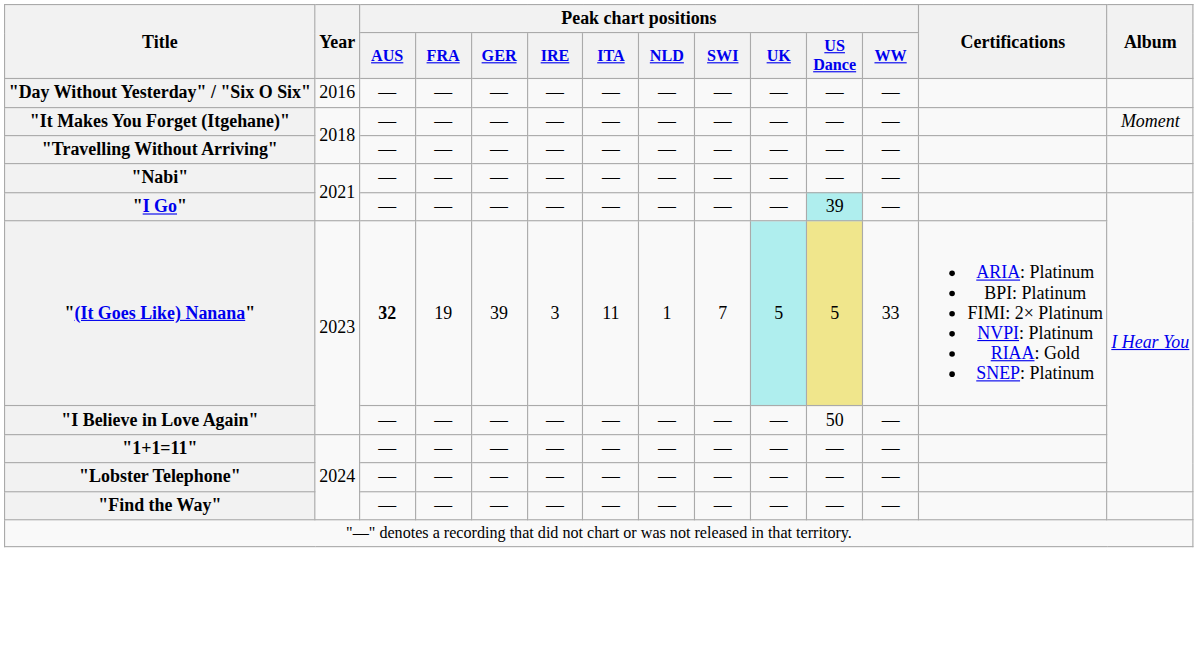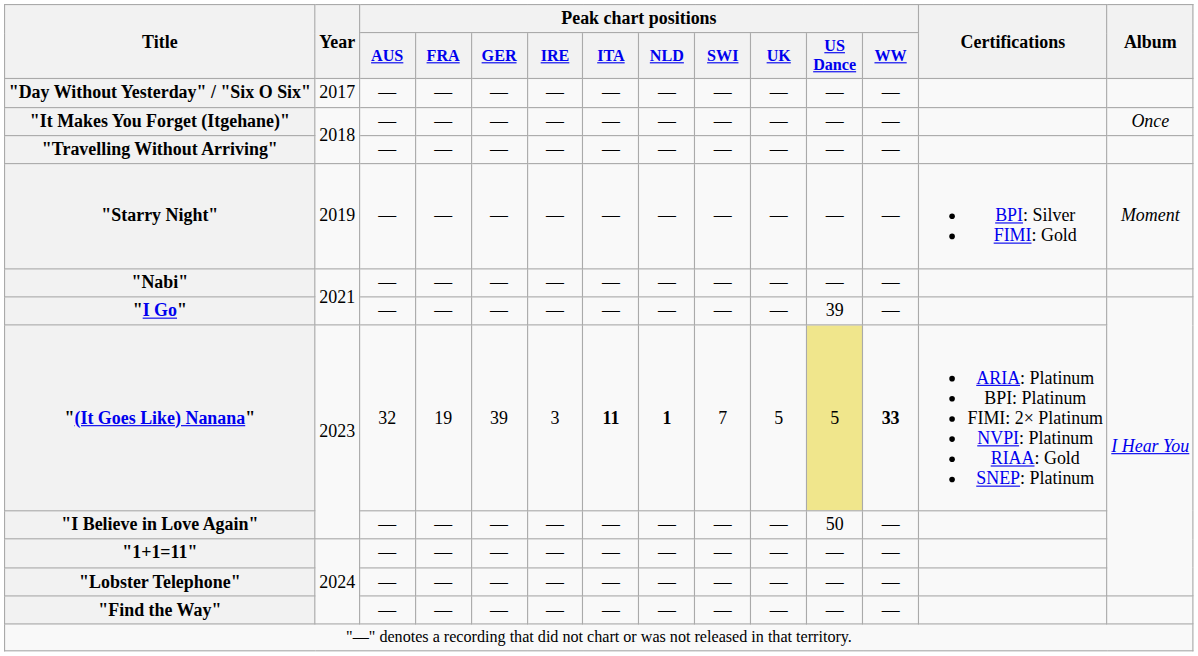(337, 92) 2016 -> (337, 92) 2017
(1150, 121) Moment -> (1150, 121) Once
+ row: (160, 216)
(835, 206) paleturquoise background -> (835, 311) no background
(387, 313) bold -> (387, 417) normal
(611, 313) normal -> (611, 417) bold
(667, 313) normal -> (667, 417) bold
(779, 313) paleturquoise background -> (779, 417) no background
(891, 313) normal -> (891, 417) bold
